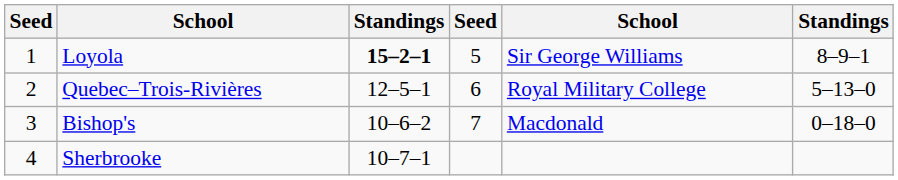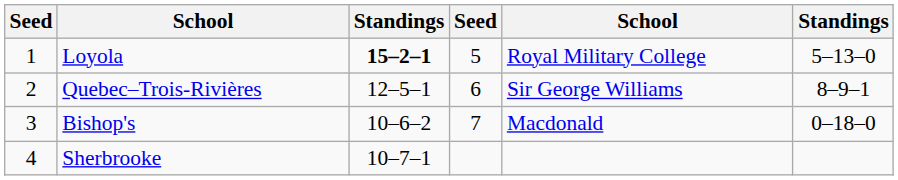(595, 55) Sir George Williams -> (606, 55) Royal Military College
(843, 55) 8–9–1 -> (843, 55) 5–13–0
(606, 89) Royal Military College -> (595, 89) Sir George Williams
(843, 89) 5–13–0 -> (843, 89) 8–9–1
